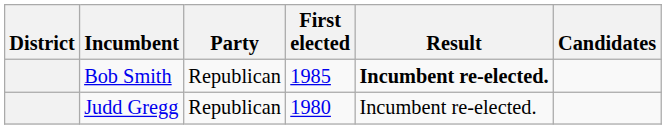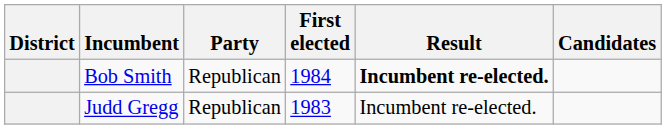(311, 75) 1985 -> (311, 75) 1984
(311, 107) 1980 -> (311, 107) 1983
